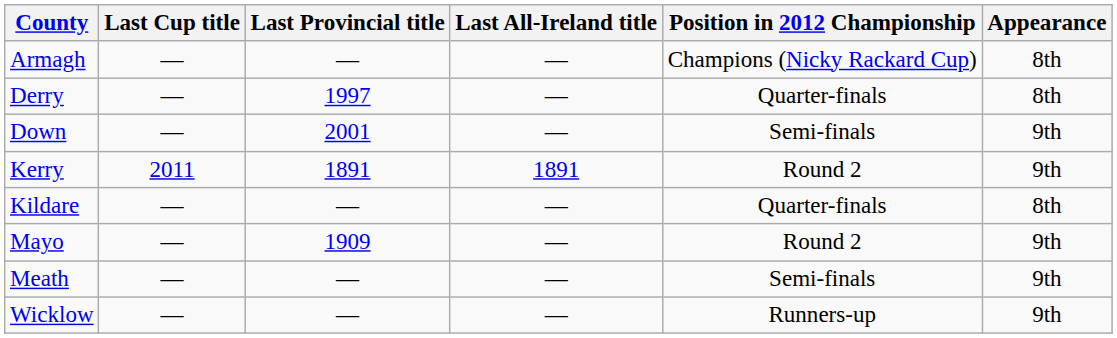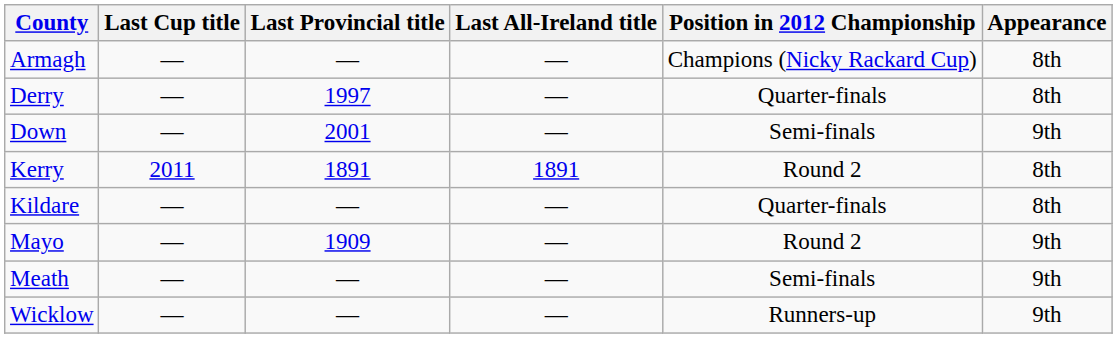(1047, 168) 9th -> (1047, 168) 8th
